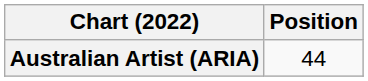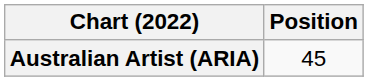(314, 57) 44 -> (314, 57) 45
